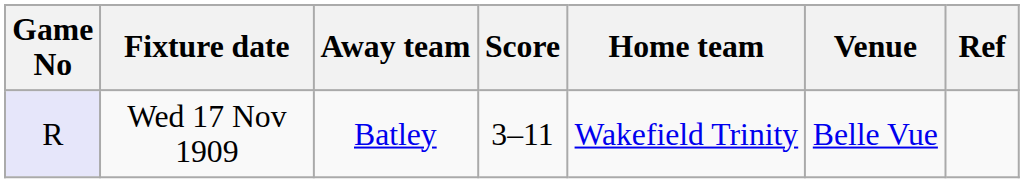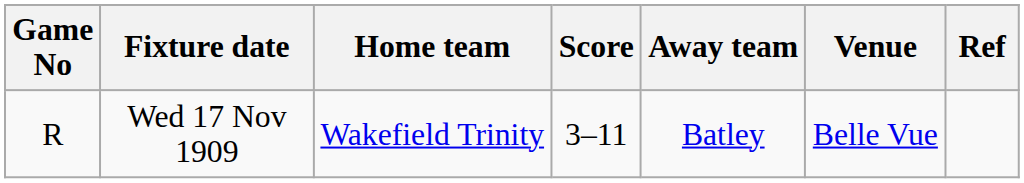columns swapped: (686, 47) <-> (395, 47)
(53, 133) lavender background -> (53, 133) no background
